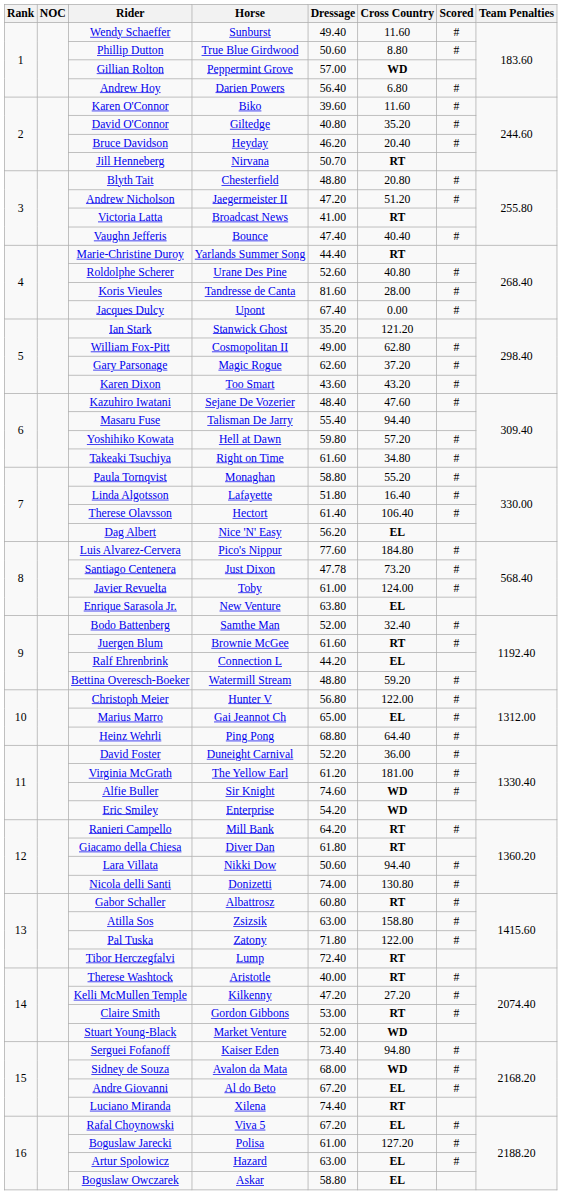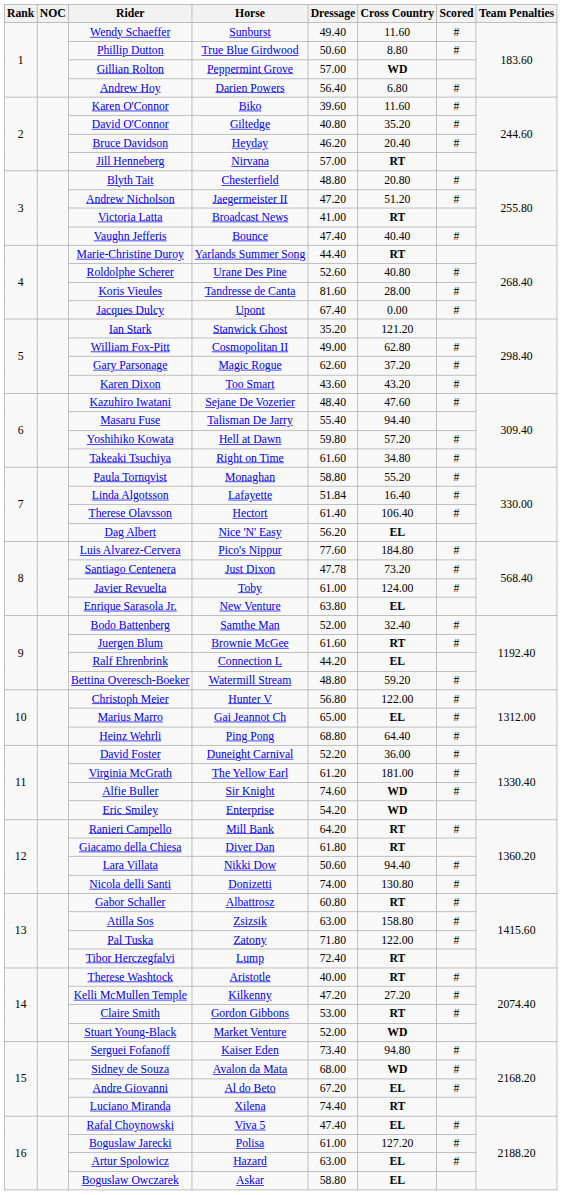(333, 161) 50.70 -> (333, 161) 57.00
(333, 495) 51.80 -> (333, 495) 51.84
(333, 1125) 67.20 -> (333, 1125) 47.40
